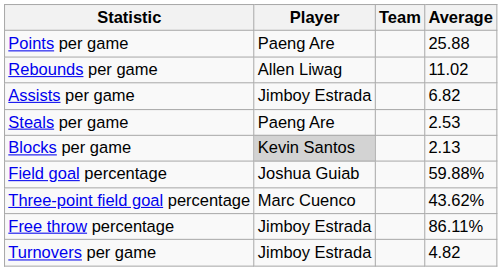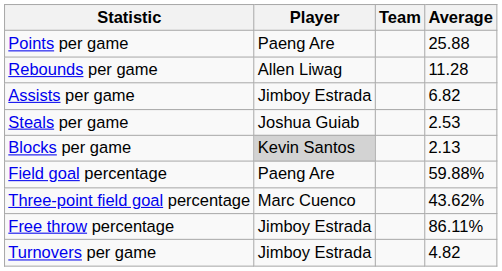(448, 69) 11.02 -> (448, 69) 11.28
(296, 122) Paeng Are -> (309, 122) Joshua Guiab
(309, 174) Joshua Guiab -> (296, 174) Paeng Are
